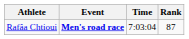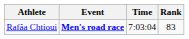(171, 27) 87 -> (171, 27) 83
